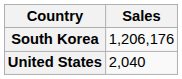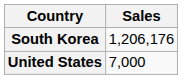(127, 62) 2,040 -> (127, 62) 7,000
